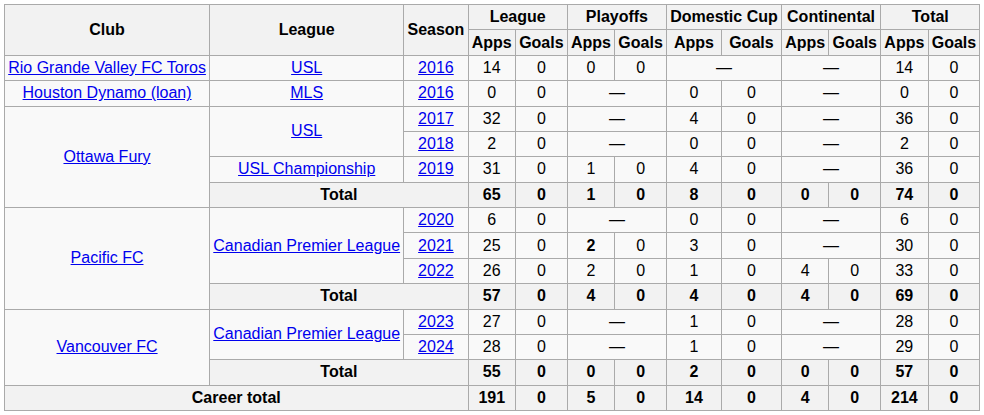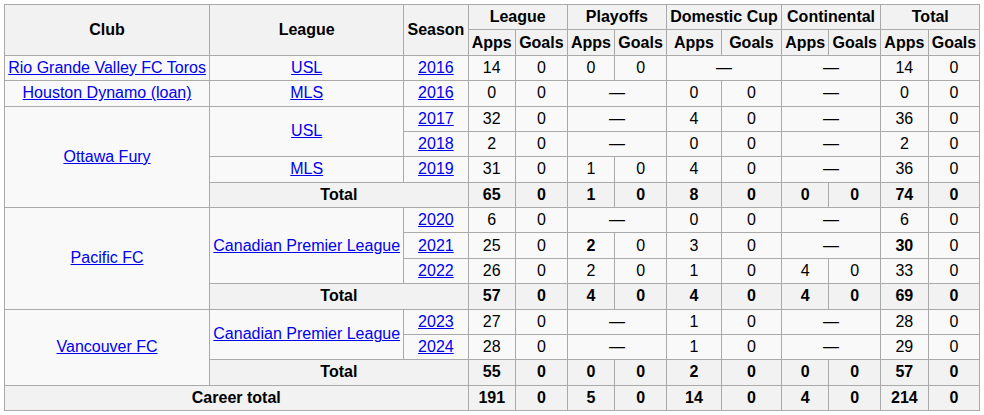(307, 169) USL Championship -> (307, 169) MLS
(904, 245) normal -> (904, 245) bold
